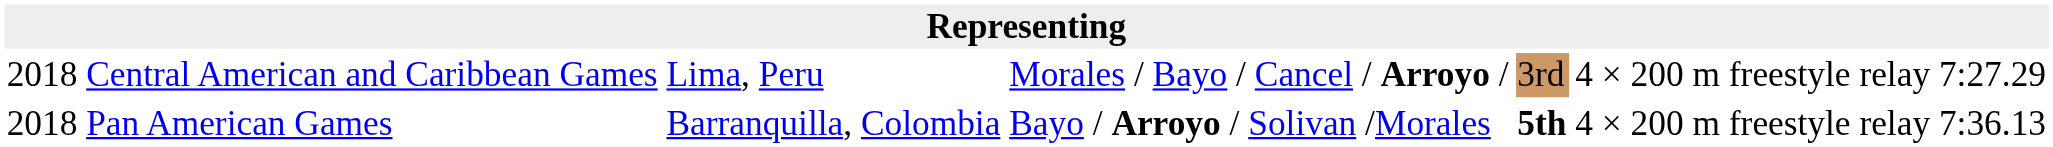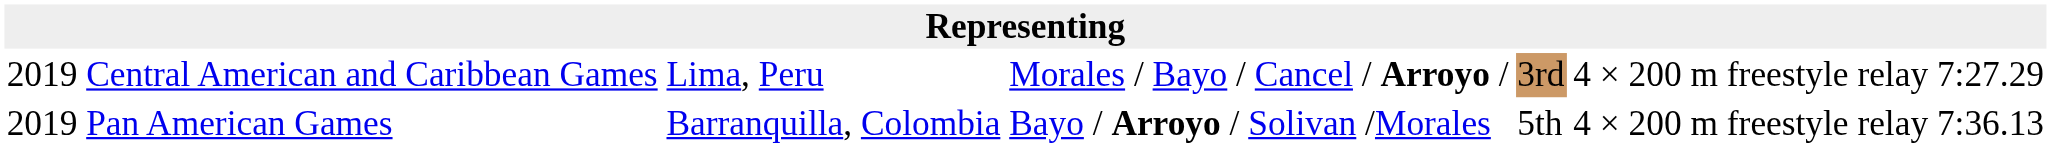(42, 74) 2018 -> (42, 74) 2019
(42, 123) 2018 -> (42, 123) 2019
(1542, 123) bold -> (1540, 123) normal
